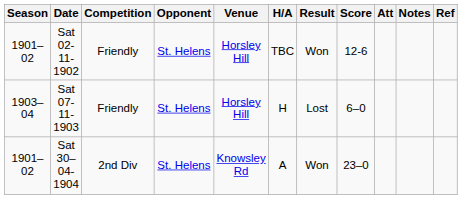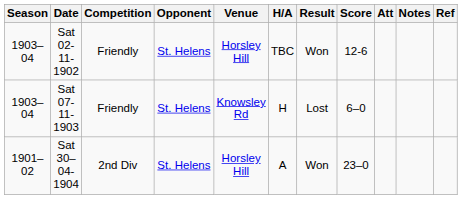(28, 51) 1901–02 -> (28, 51) 1903–04
(241, 108) Horsley Hill -> (241, 108) Knowsley Rd
(241, 165) Knowsley Rd -> (241, 165) Horsley Hill
